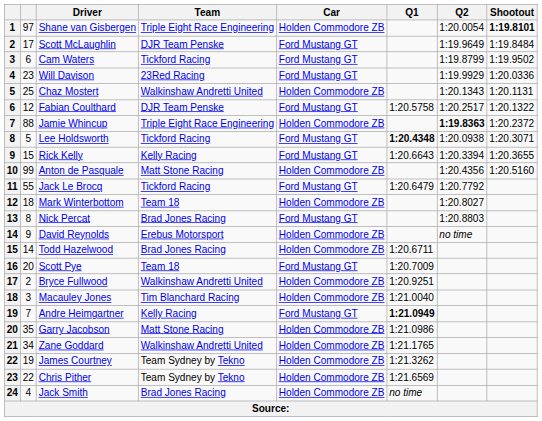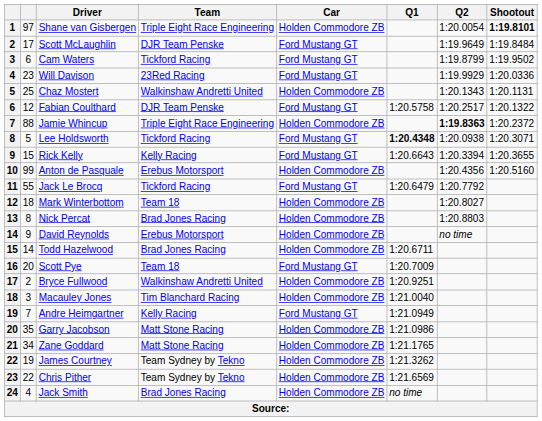(182, 171) Matt Stone Racing -> (182, 171) Erebus Motorsport
(318, 218) Ford Mustang GT -> (332, 218) Holden Commodore ZB
(412, 313) bold -> (412, 313) normal
(202, 345) Walkinshaw Andretti United -> (182, 345) Matt Stone Racing
